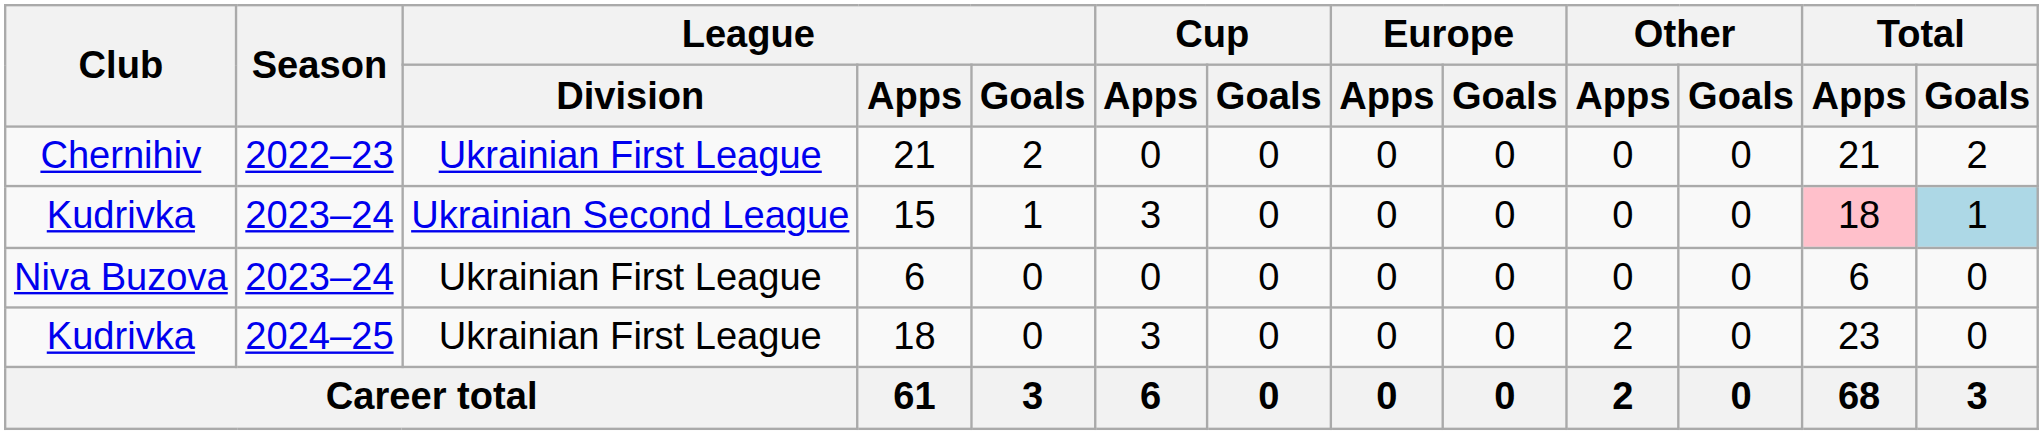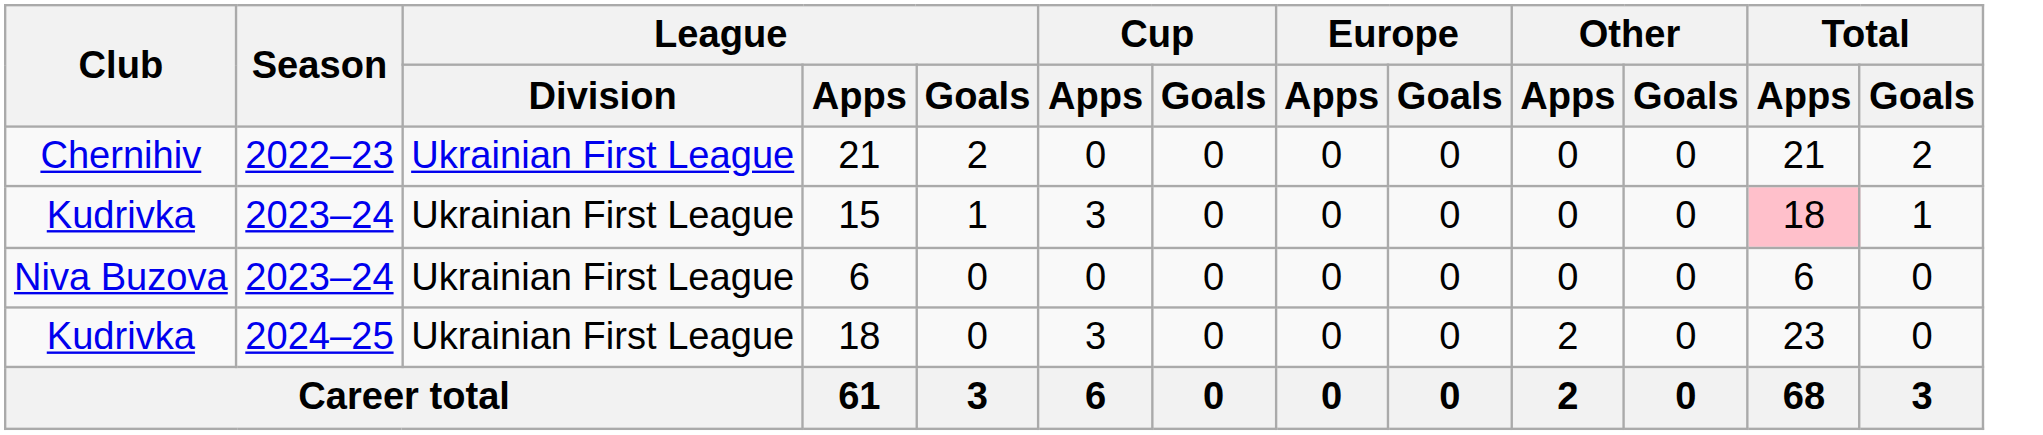(630, 215) Ukrainian Second League -> (603, 215) Ukrainian First League
(1977, 215) lightblue background -> (1922, 215) no background
